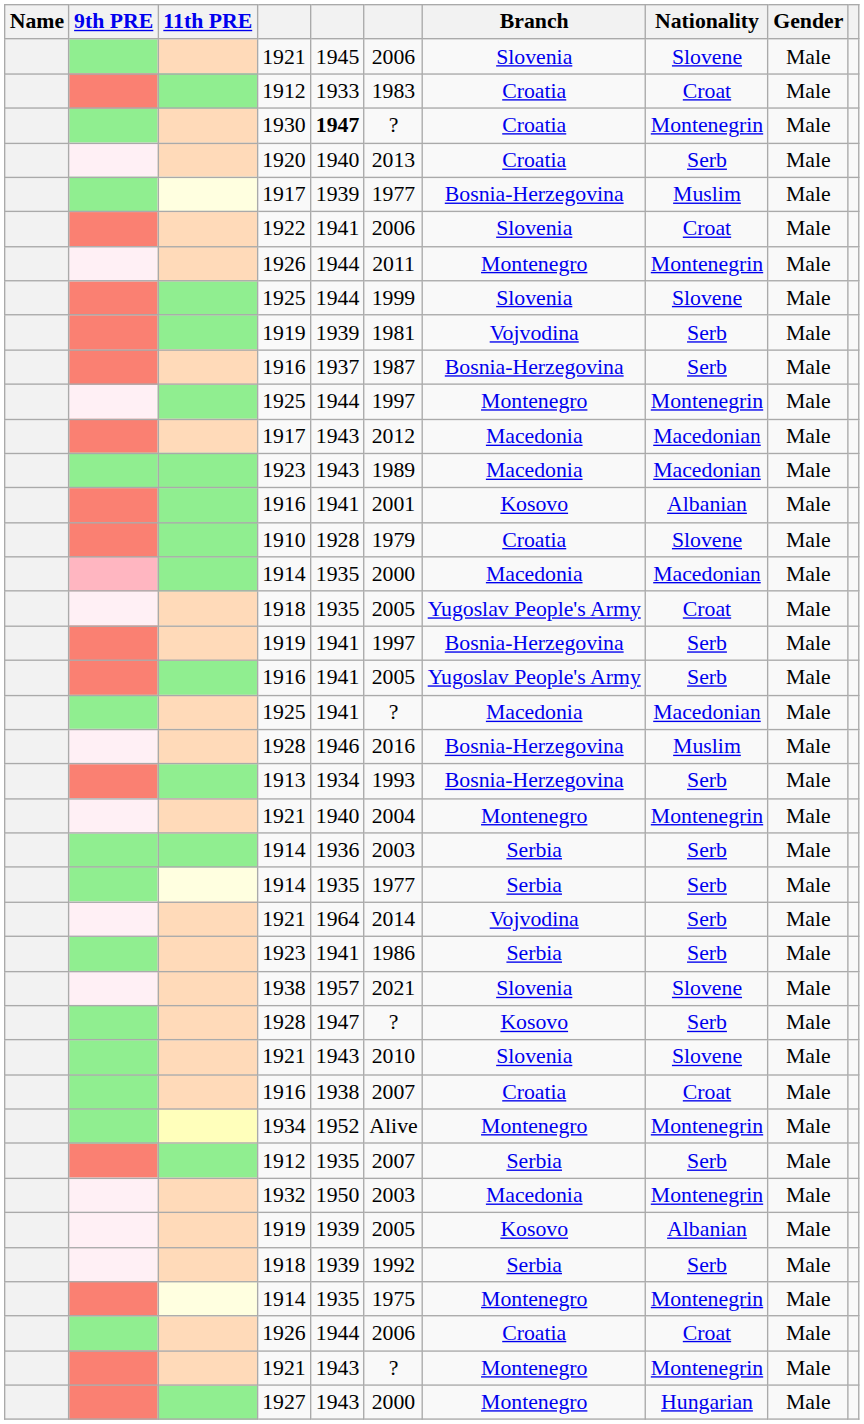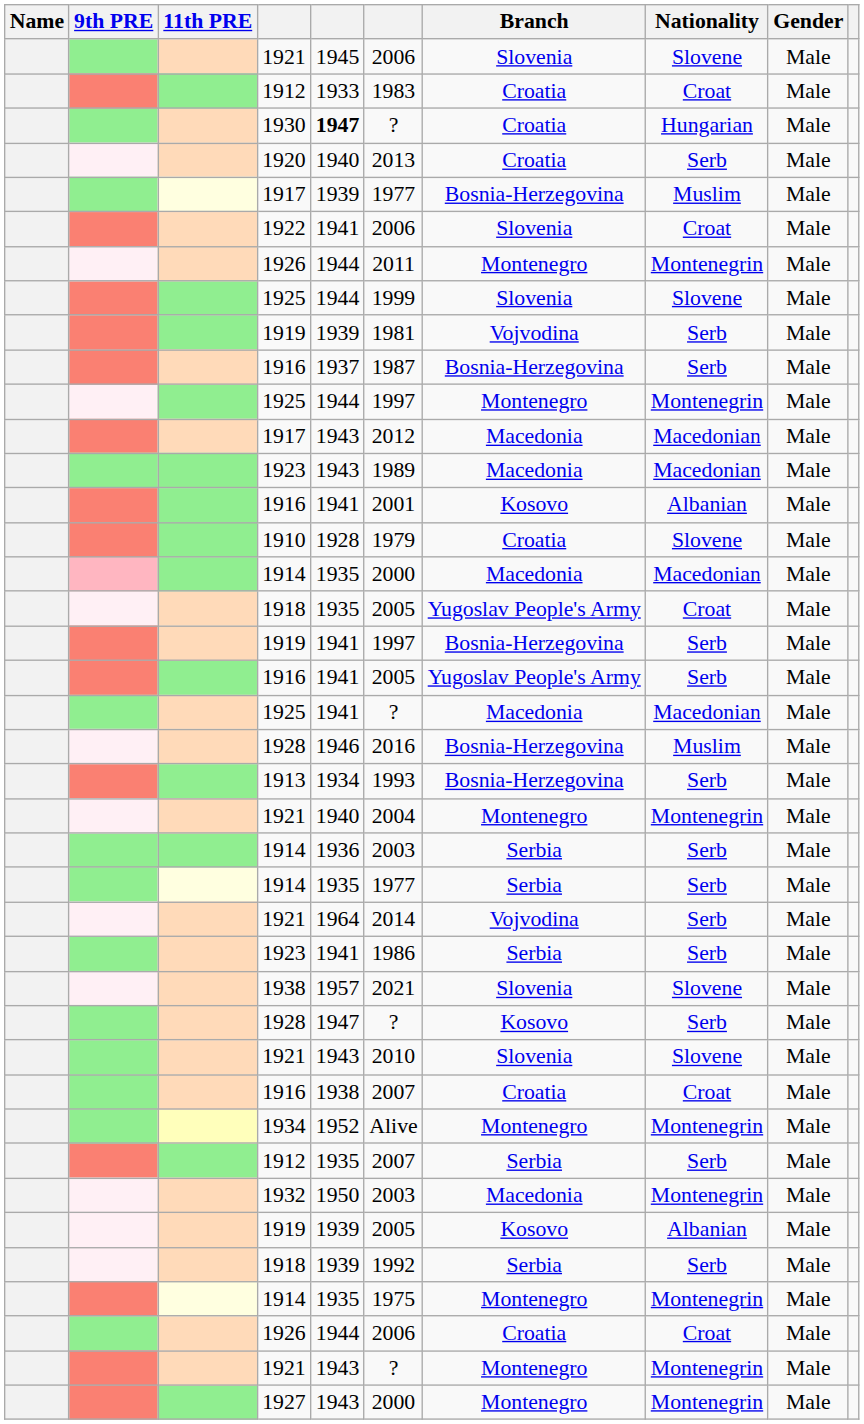(707, 125) Montenegrin -> (707, 125) Hungarian
(707, 1402) Hungarian -> (707, 1402) Montenegrin
